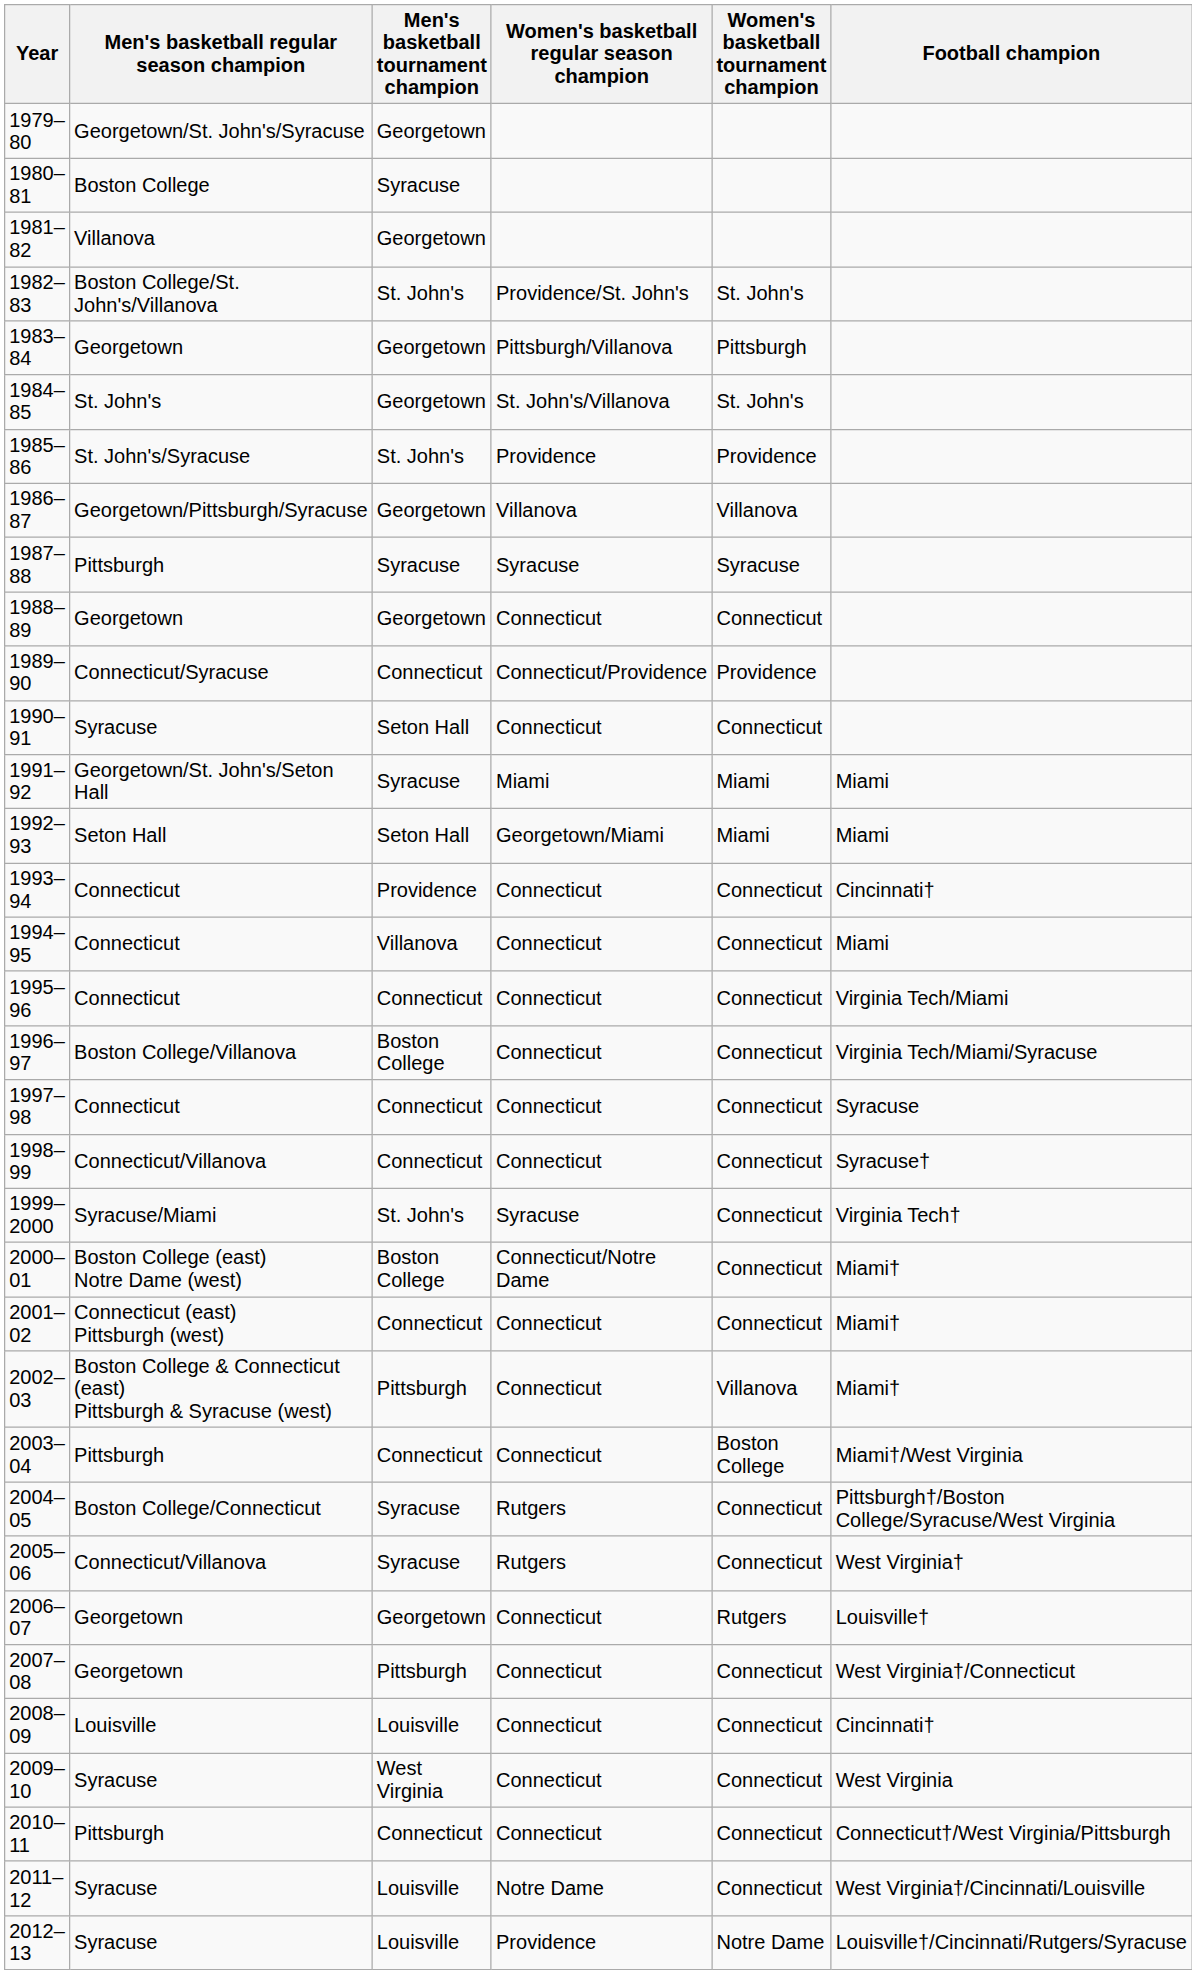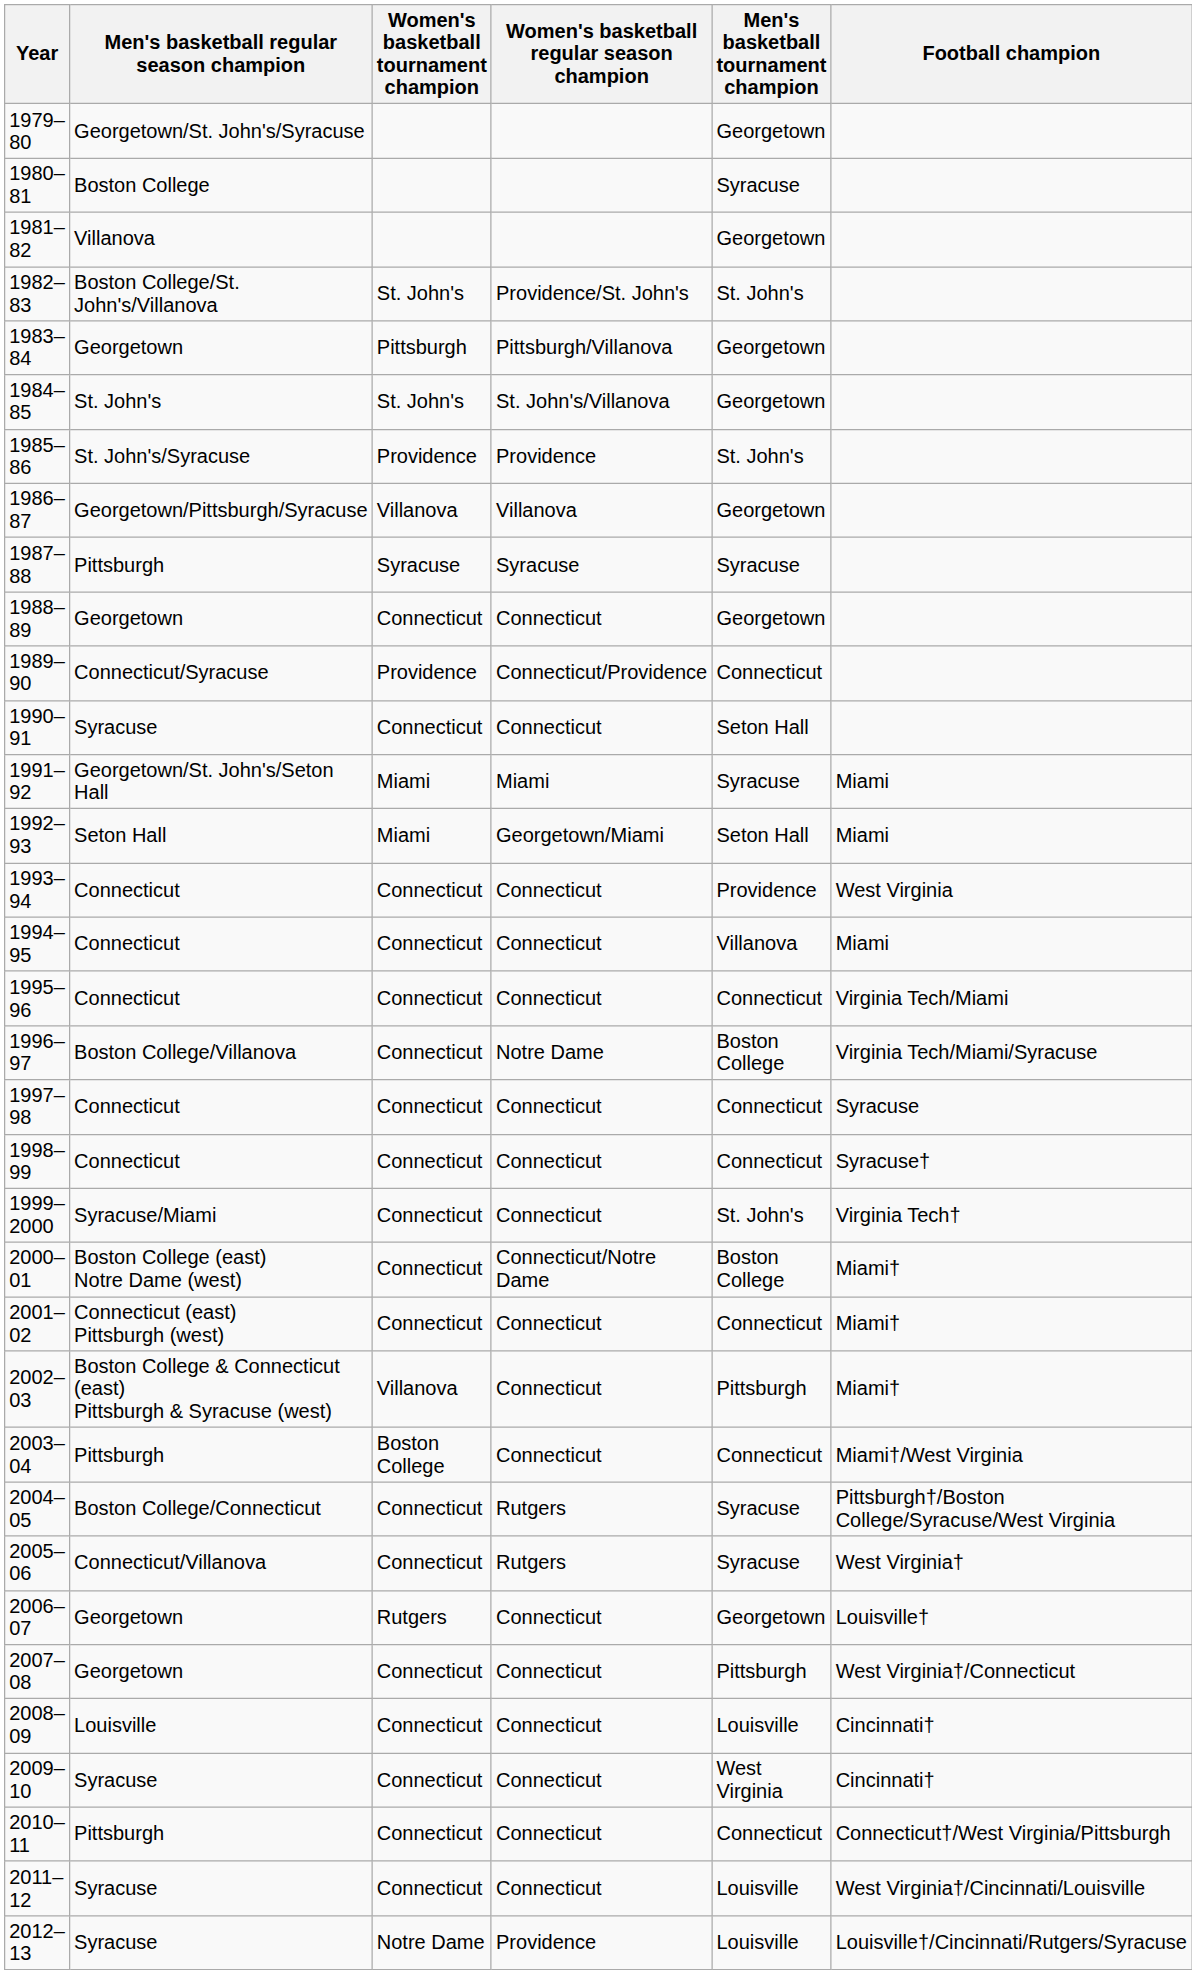columns swapped: (432, 54) <-> (771, 54)
(885, 889) Cincinnati† -> (894, 889) West Virginia
(549, 1052) Connecticut -> (550, 1052) Notre Dame
(170, 1160) Connecticut/Villanova -> (127, 1160) Connecticut
(538, 1215) Syracuse -> (549, 1215) Connecticut
(894, 1779) West Virginia -> (885, 1779) Cincinnati†
(550, 1888) Notre Dame -> (549, 1888) Connecticut
